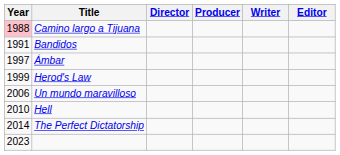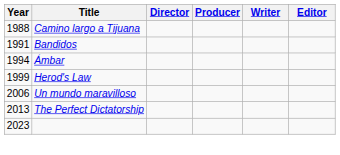(18, 28) pink background -> (18, 28) no background
(18, 61) 1997 -> (18, 61) 1994
- row: (43, 110)
(18, 126) 2014 -> (18, 110) 2013
